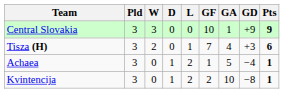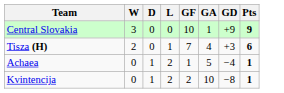- column: (135, 12)
